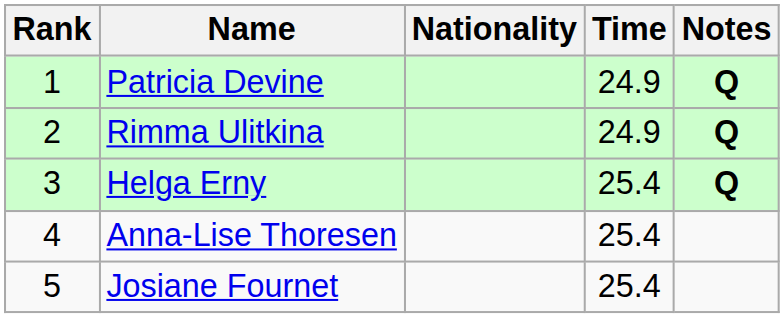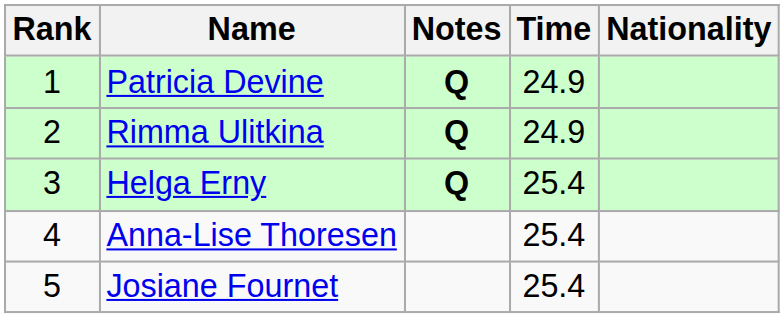columns swapped: (494, 30) <-> (727, 30)
